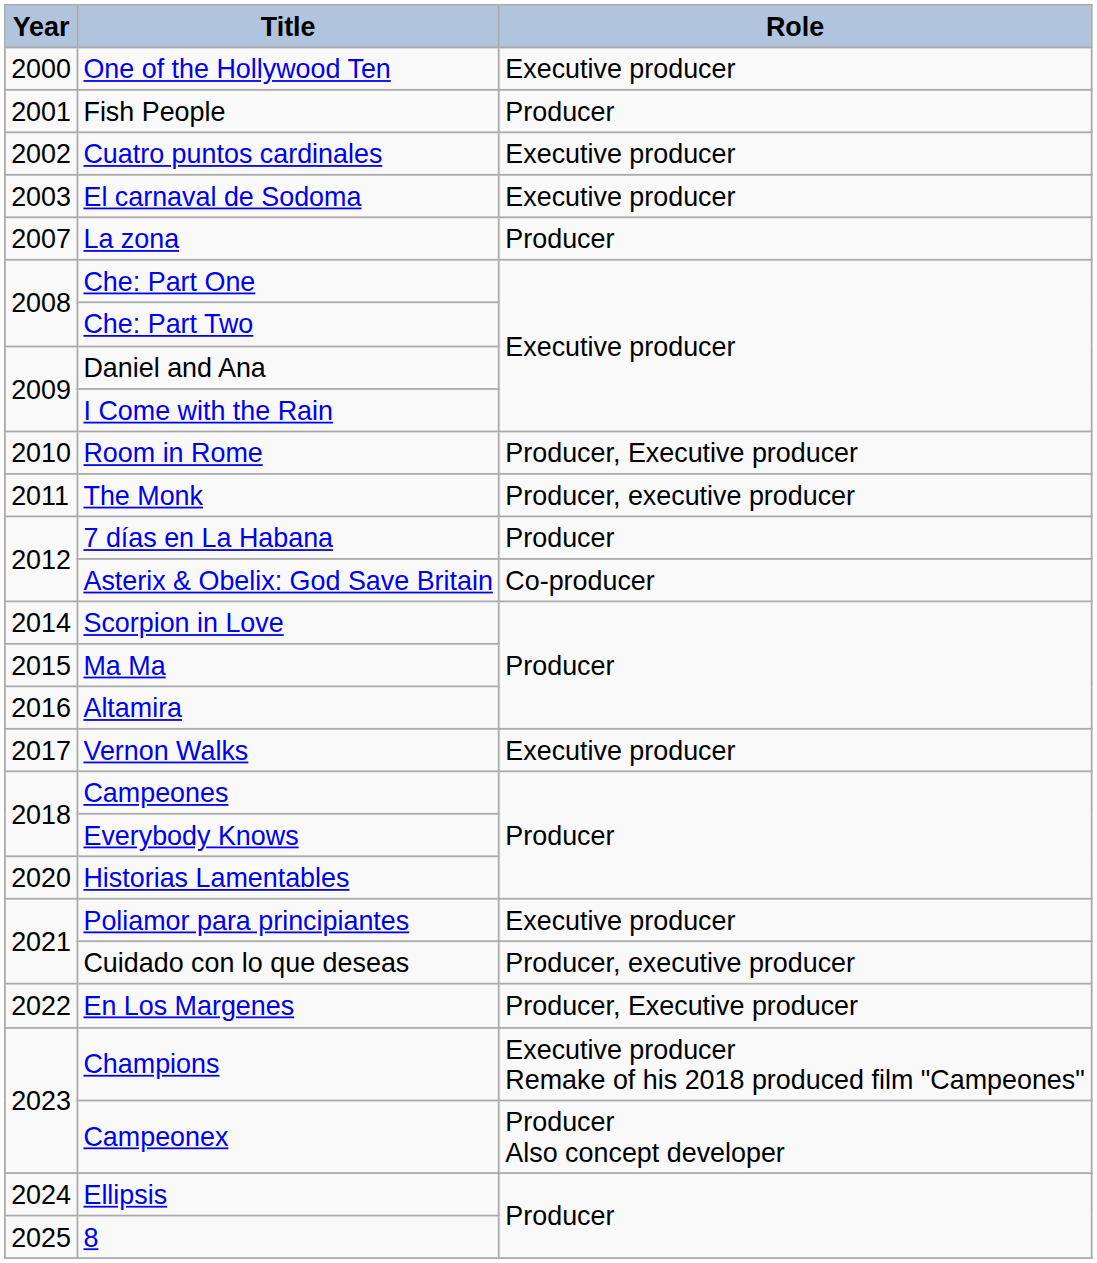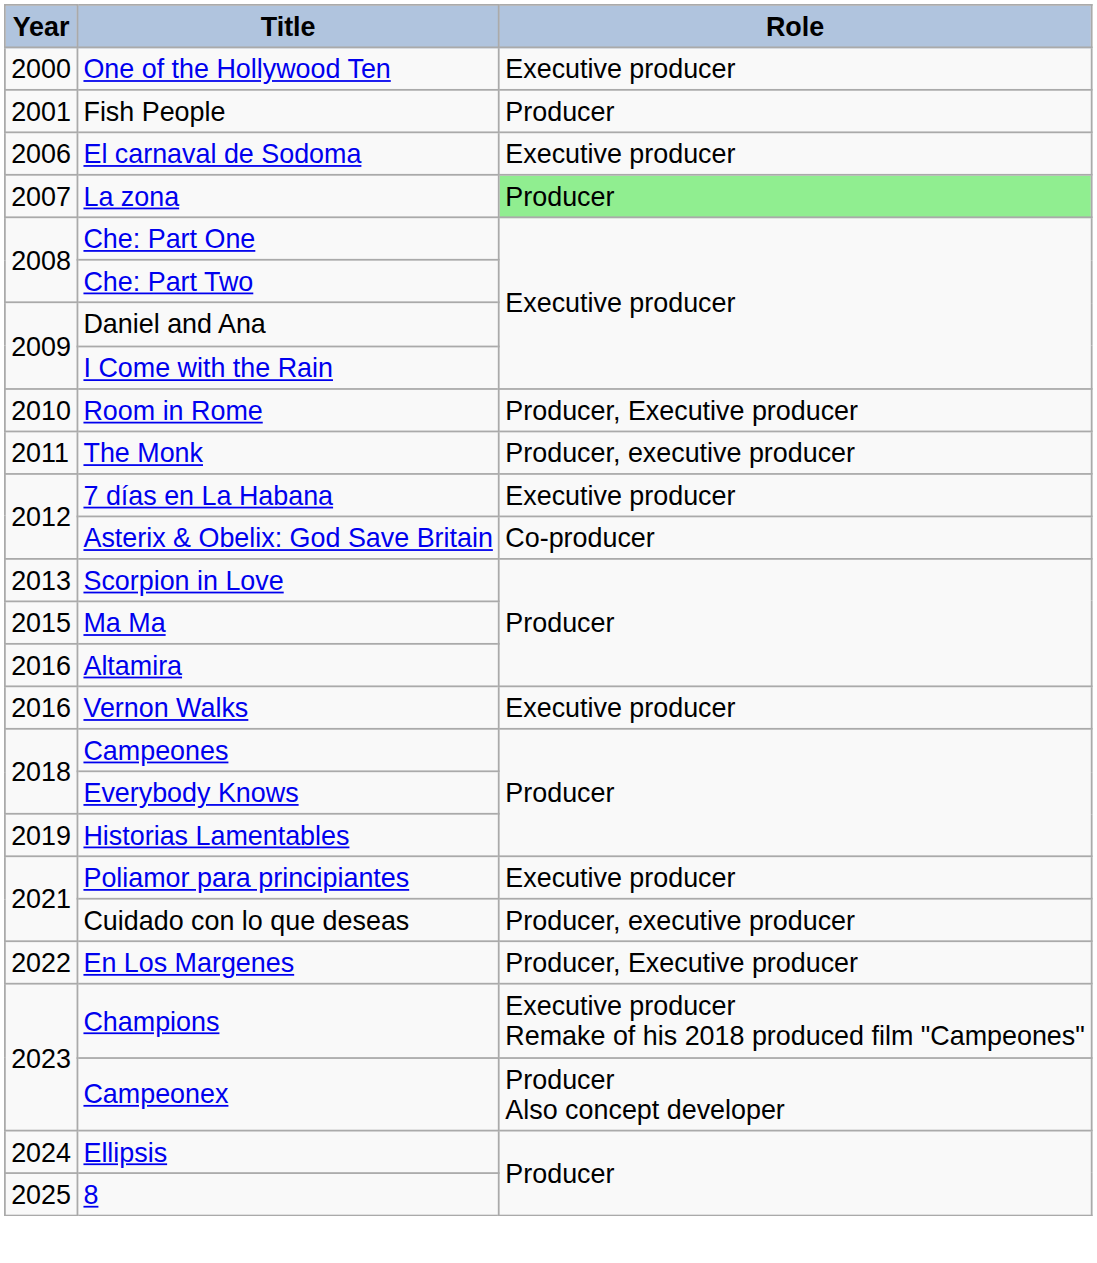- row: (233, 154)
(41, 197) 2003 -> (41, 154) 2006
(560, 239) no background -> (560, 197) lightgreen background
(560, 537) Producer -> (620, 495) Executive producer
(41, 623) 2014 -> (41, 580) 2013
(41, 750) 2017 -> (41, 708) 2016
(41, 878) 2020 -> (41, 836) 2019
